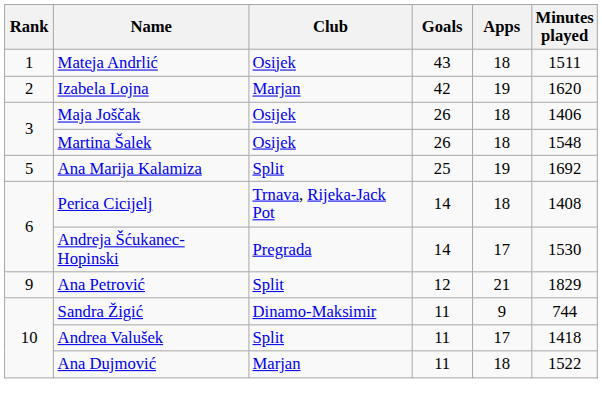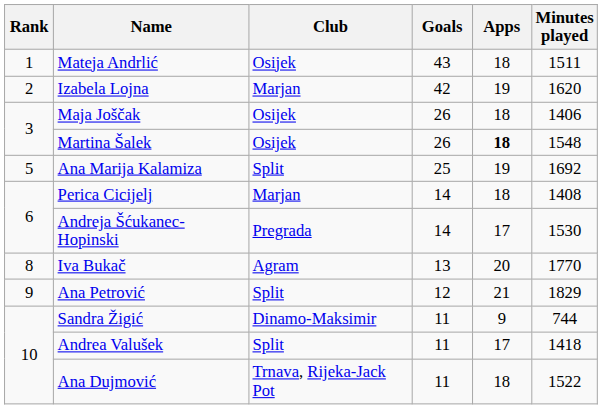(502, 141) normal -> (502, 141) bold
(319, 204) Trnava, Rijeka-Jack Pot -> (277, 194) Marjan
+ row: (92, 266)
(277, 364) Marjan -> (319, 381) Trnava, Rijeka-Jack Pot
